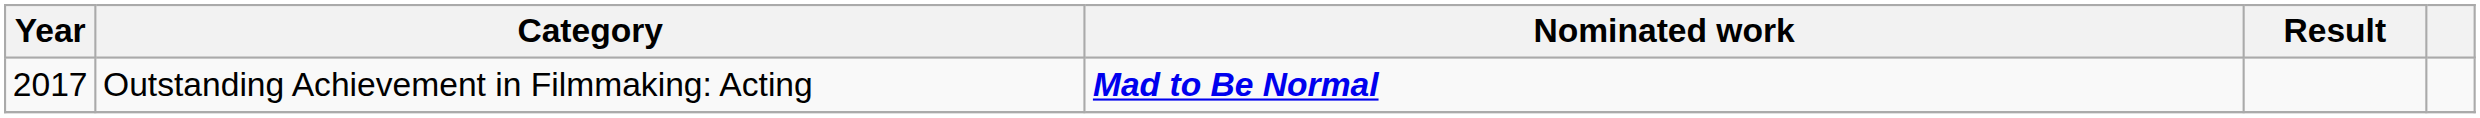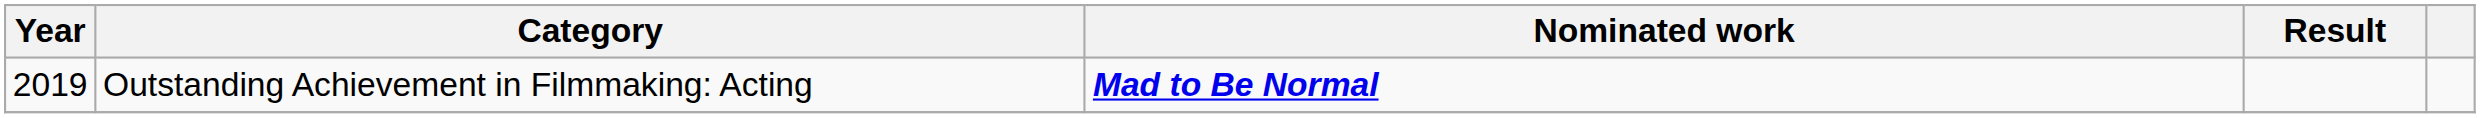(50, 84) 2017 -> (50, 84) 2019
